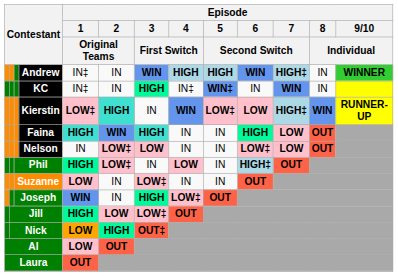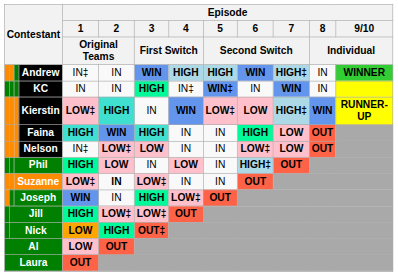(80, 89) IN‡ -> (80, 89) IN
(80, 149) IN -> (80, 149) IN‡
(116, 165) LOW‡ -> (116, 165) LOW
(81, 181) LOW -> (81, 181) LOW‡
(116, 181) normal -> (116, 181) bold
(116, 214) LOW -> (116, 214) LOW‡
